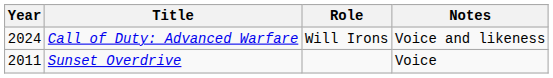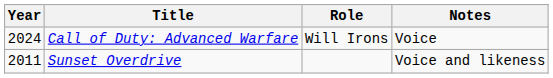(470, 39) Voice and likeness -> (416, 39) Voice
(416, 61) Voice -> (470, 61) Voice and likeness
